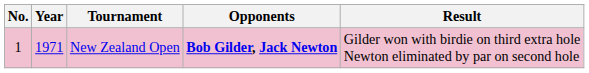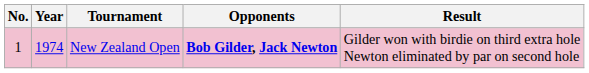(49, 48) 1971 -> (49, 48) 1974
